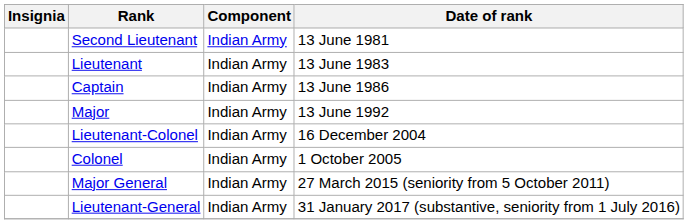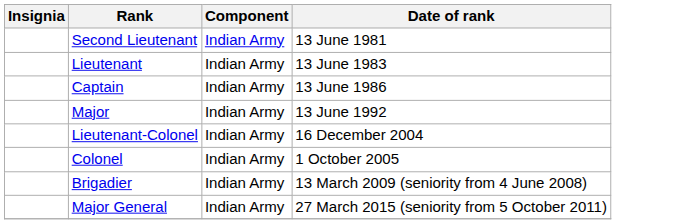+ row: (102, 183)
- row: (136, 207)
